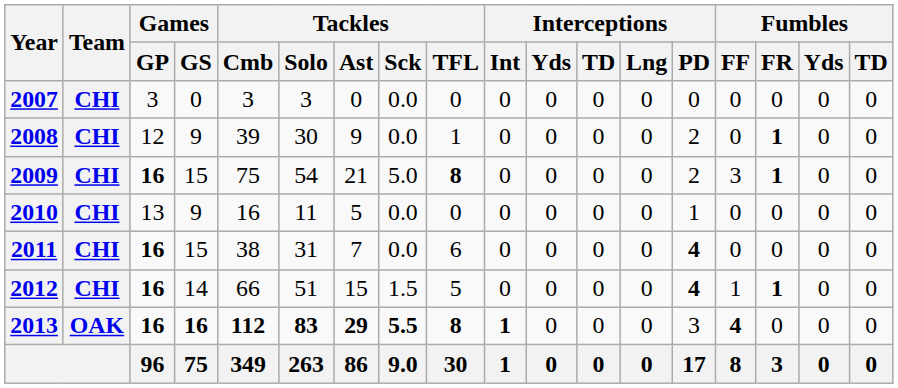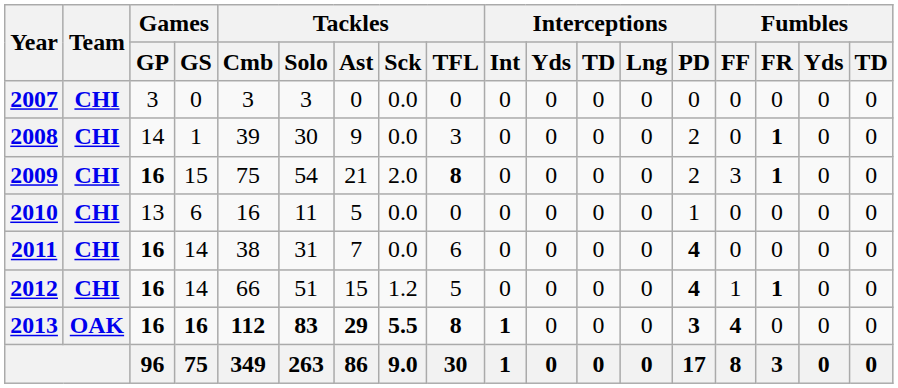(153, 136) 12 -> (153, 136) 14
(196, 136) 9 -> (196, 136) 1
(456, 136) 1 -> (456, 136) 3
(403, 174) 5.0 -> (403, 174) 2.0
(196, 212) 9 -> (196, 212) 6
(196, 250) 15 -> (196, 250) 14
(403, 288) 1.5 -> (403, 288) 1.2
(694, 325) normal -> (694, 325) bold
